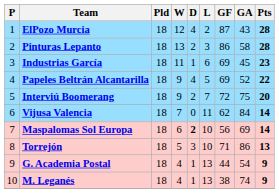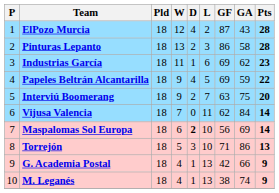(245, 63) 45 -> (245, 63) 62
(245, 79) 52 -> (245, 79) 59
(225, 96) 72 -> (225, 96) 63
(225, 163) 44 -> (225, 163) 42
(245, 163) 54 -> (245, 163) 66
